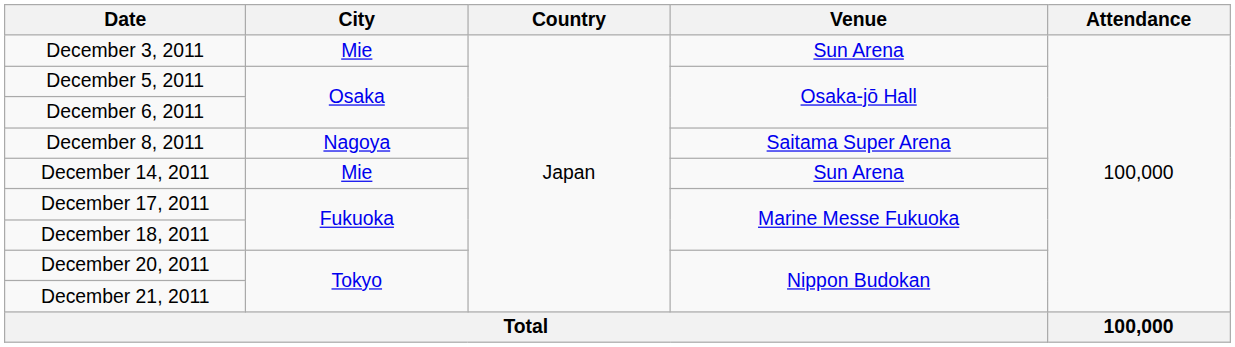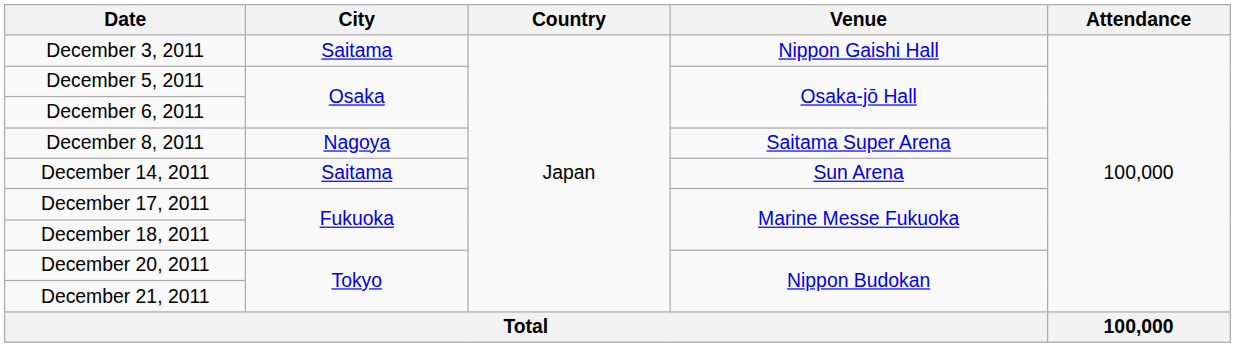(357, 50) Mie -> (357, 50) Saitama
(859, 50) Sun Arena -> (859, 50) Nippon Gaishi Hall
(357, 173) Mie -> (357, 173) Saitama
